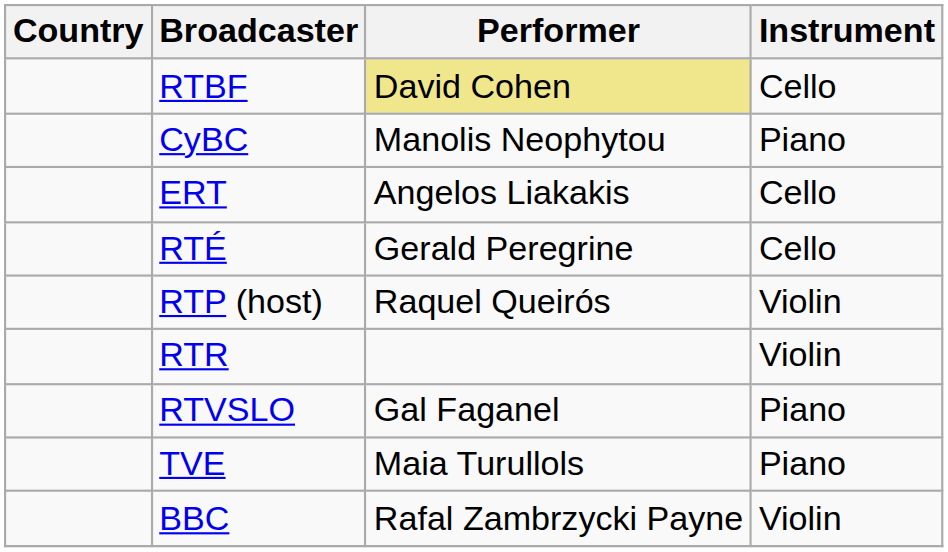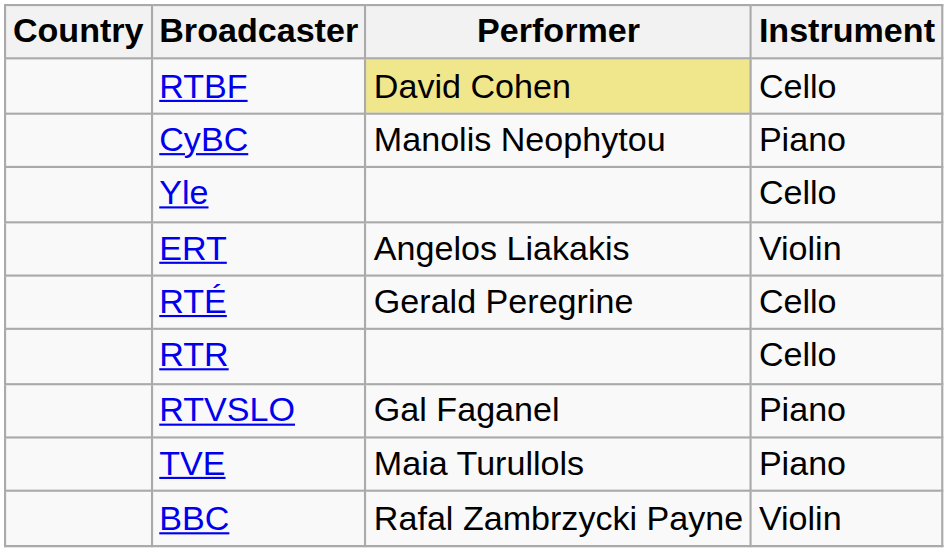+ row: (184, 193)
(798, 193) Cello -> (800, 247) Violin
- row: (241, 301)
(800, 355) Violin -> (798, 355) Cello
